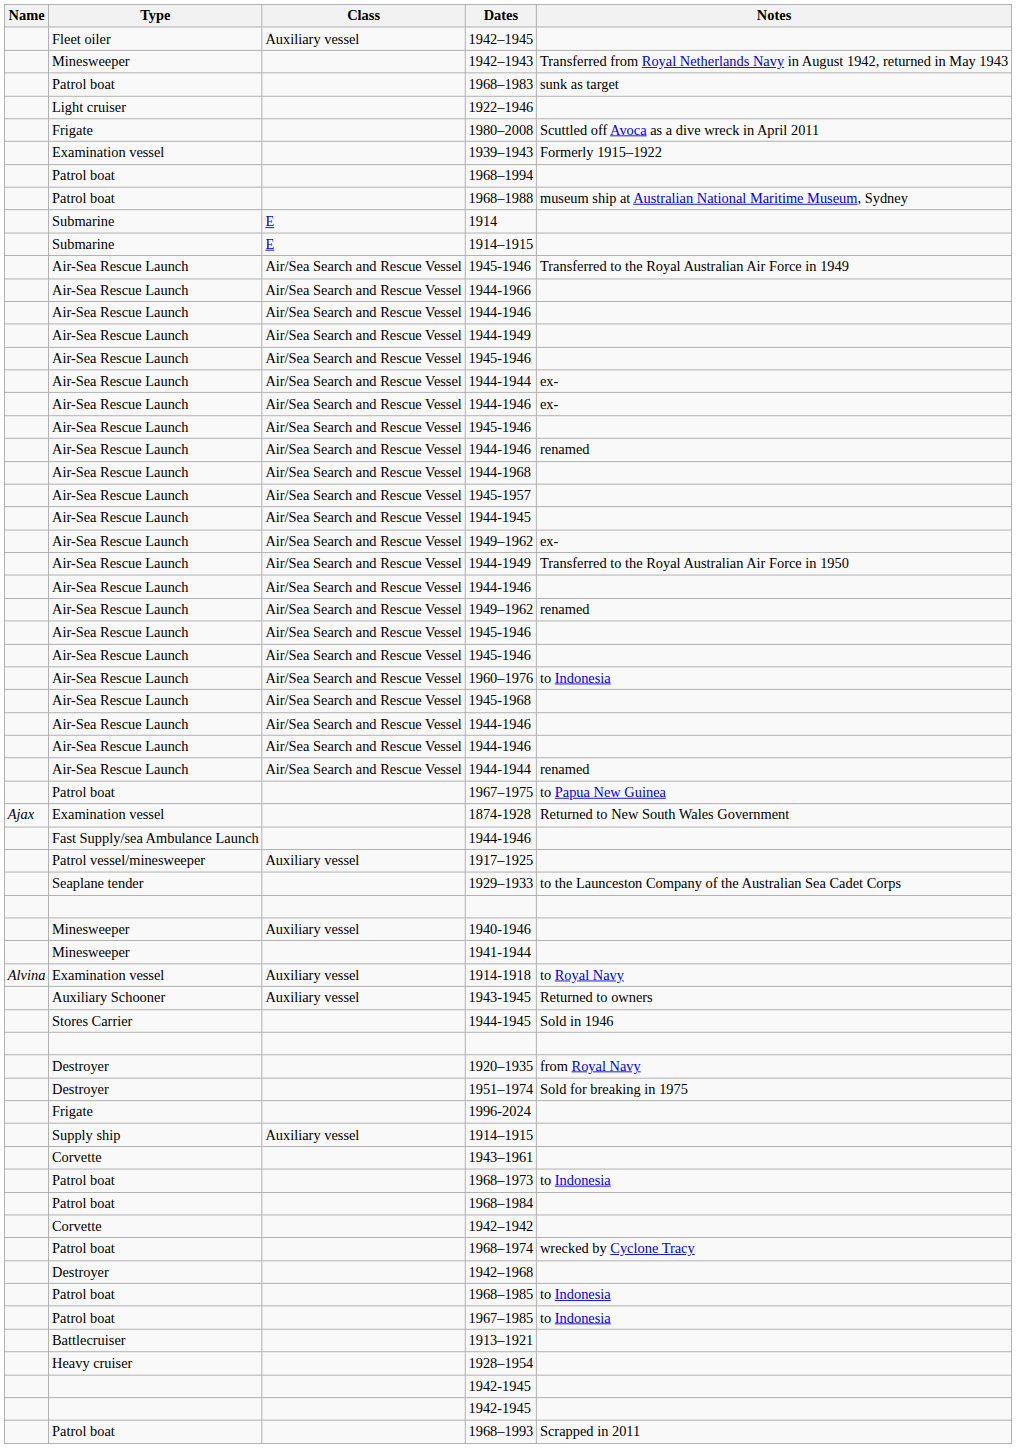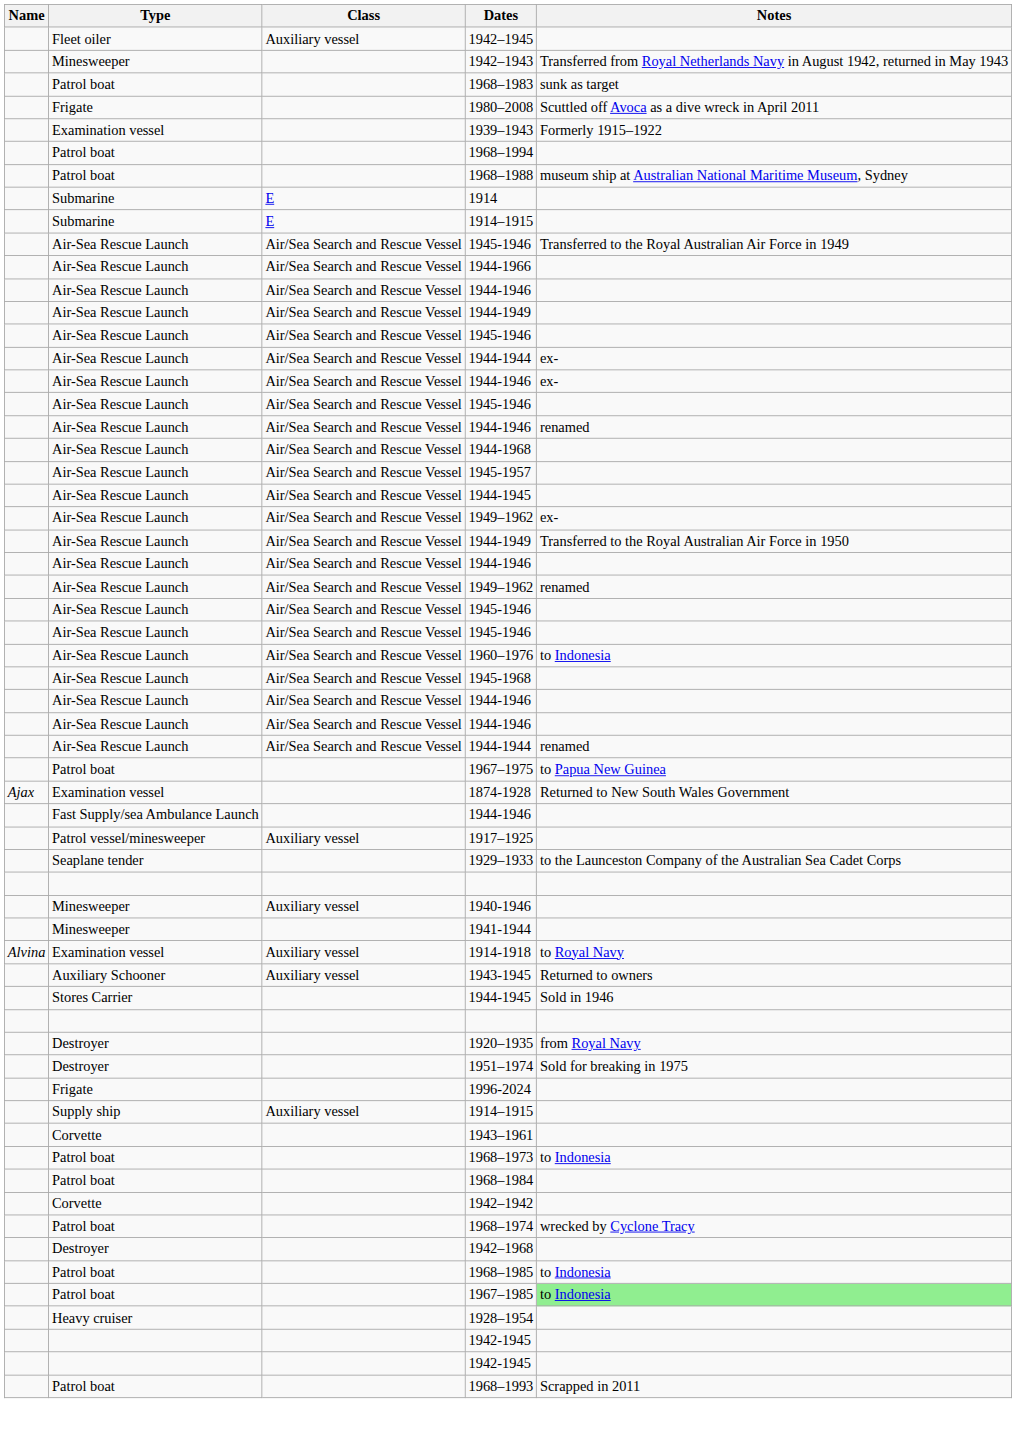- row: (89, 107)
(575, 1317) no background -> (575, 1294) lightgreen background
- row: (89, 1340)
